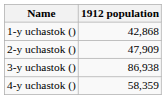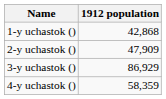(143, 67) 86,938 -> (143, 67) 86,929
